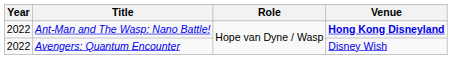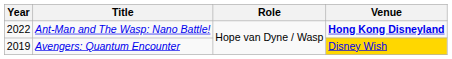(19, 46) 2022 -> (19, 46) 2019
(358, 46) no background -> (358, 46) gold background
